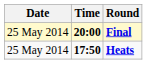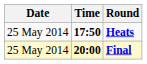rows swapped: (120, 50) <-> (119, 31)
